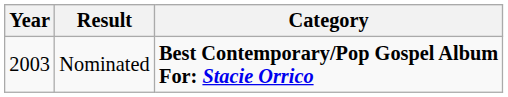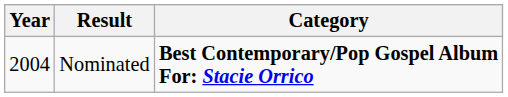(30, 64) 2003 -> (30, 64) 2004
